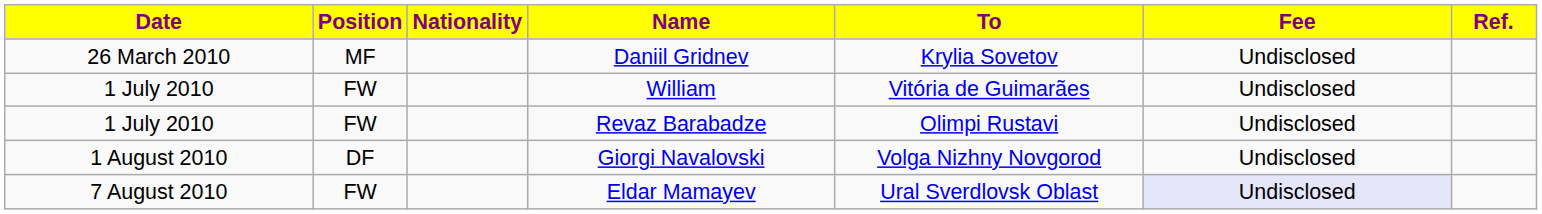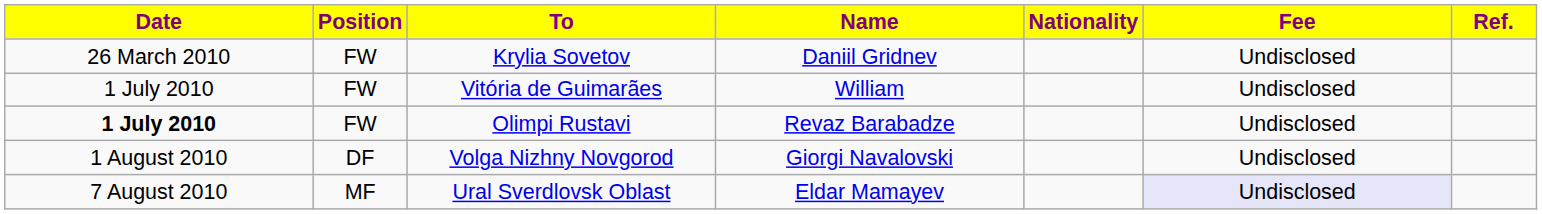columns swapped: (467, 22) <-> (989, 22)
(360, 56) MF -> (360, 56) FW
(159, 124) normal -> (159, 124) bold
(360, 192) FW -> (360, 192) MF
